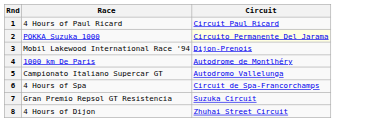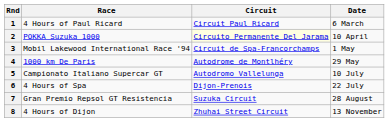+ column: (357, 10)
(223, 48) Dijon-Prenois -> (257, 48) Circuit de Spa-Francorchamps
(257, 86) Circuit de Spa-Francorchamps -> (223, 86) Dijon-Prenois
